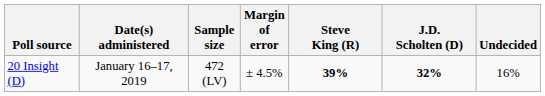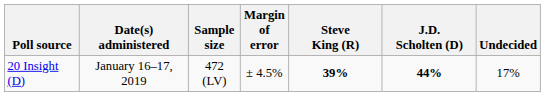(429, 73) 32% -> (429, 73) 44%
(508, 73) 16% -> (508, 73) 17%
